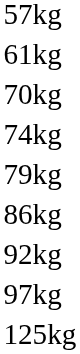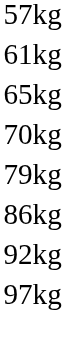+ row: (33, 94)
- row: (33, 134)
- row: (40, 334)
